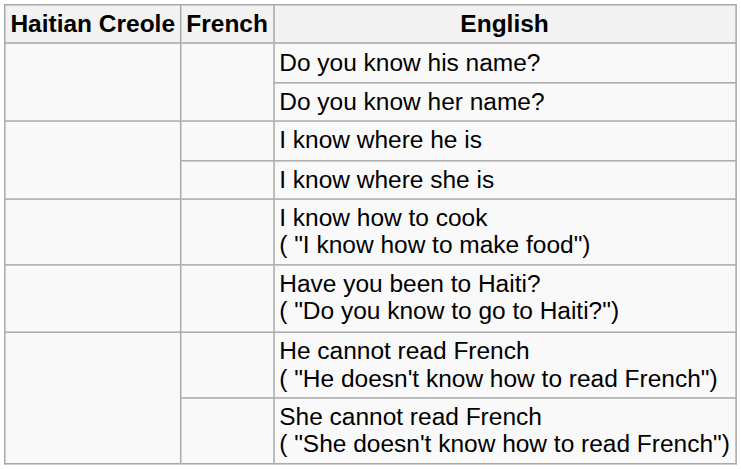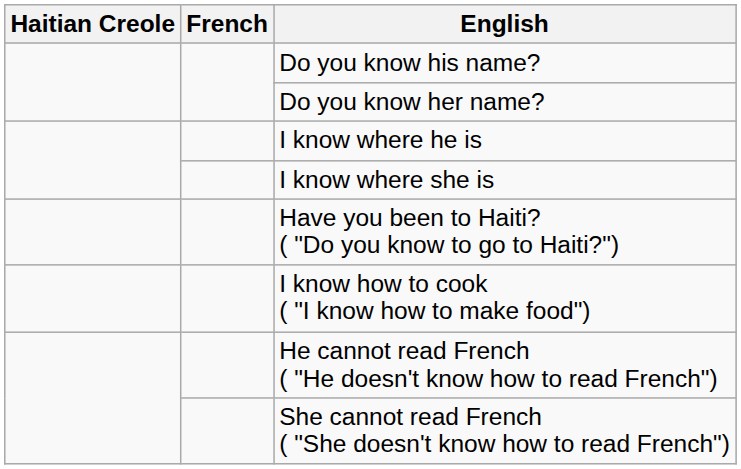rows swapped: (435, 231) <-> (449, 298)
